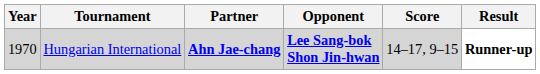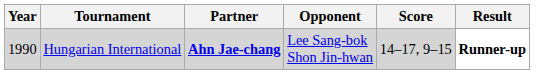(22, 49) 1970 -> (22, 49) 1990
(333, 49) bold -> (330, 49) normal
